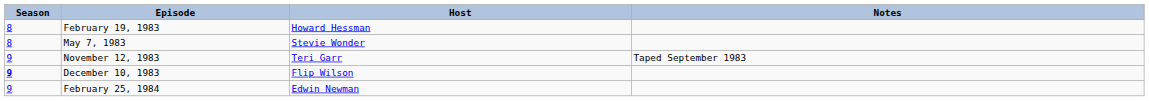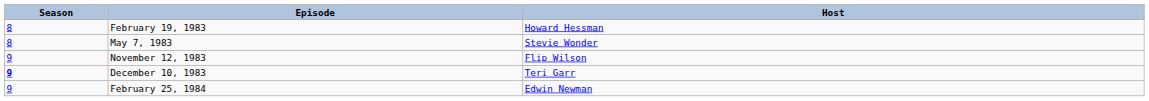- column: (888, 12)
(317, 58) Teri Garr -> (556, 58) Flip Wilson
(323, 73) Flip Wilson -> (550, 73) Teri Garr
